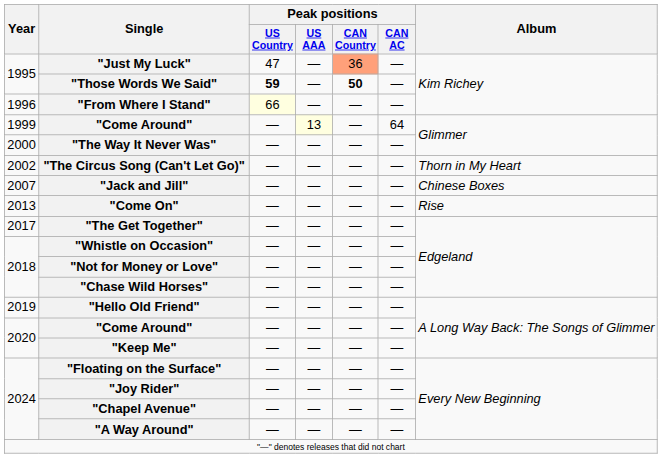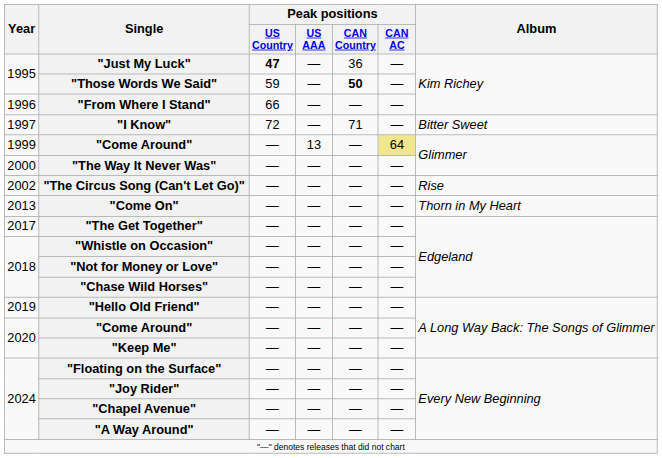(272, 64) normal -> (272, 64) bold
(355, 64) lightsalmon background -> (355, 64) no background
(272, 84) bold -> (272, 84) normal
(272, 104) lightyellow background -> (272, 104) no background
+ row: (22, 124)
(314, 124) lightyellow background -> (314, 145) no background
(397, 124) no background -> (397, 145) khaki background
(470, 165) Thorn in My Heart -> (431, 185) Rise
- row: (22, 185)
(431, 206) Rise -> (470, 206) Thorn in My Heart
